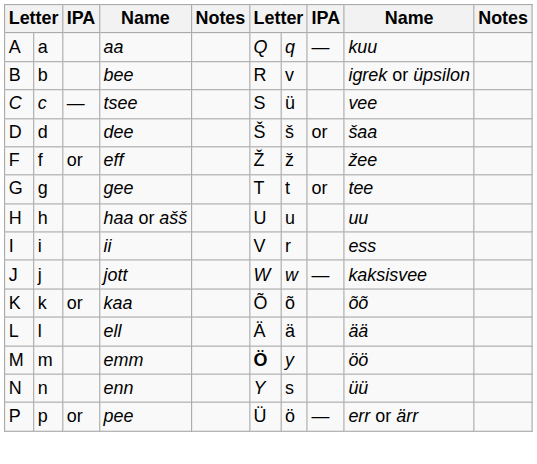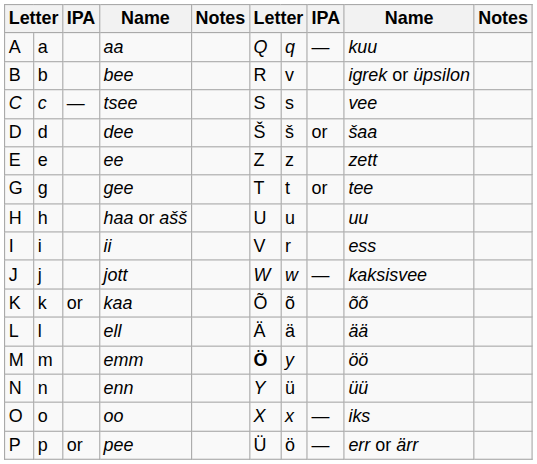(290, 103) ü -> (290, 103) s
+ row: (114, 160)
- row: (114, 160)
(290, 388) s -> (290, 388) ü
+ row: (114, 416)
